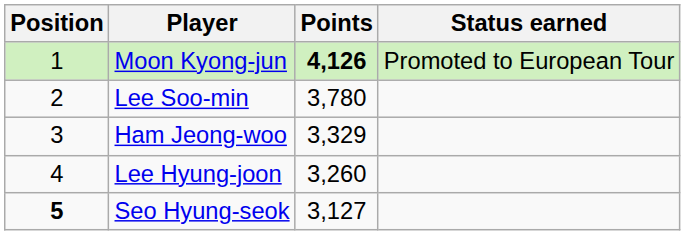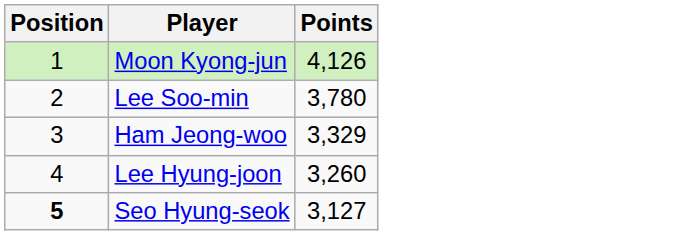- column: (529, 23)
(337, 60) bold -> (337, 60) normal
